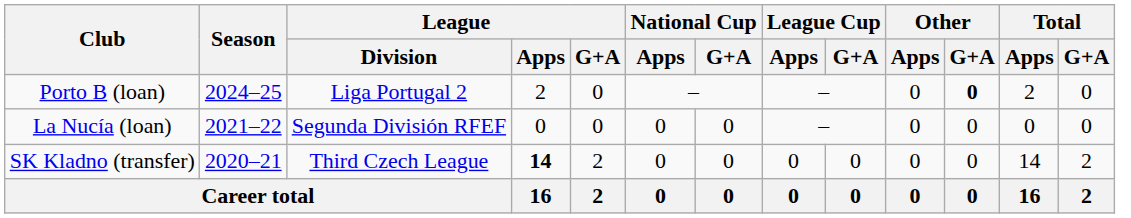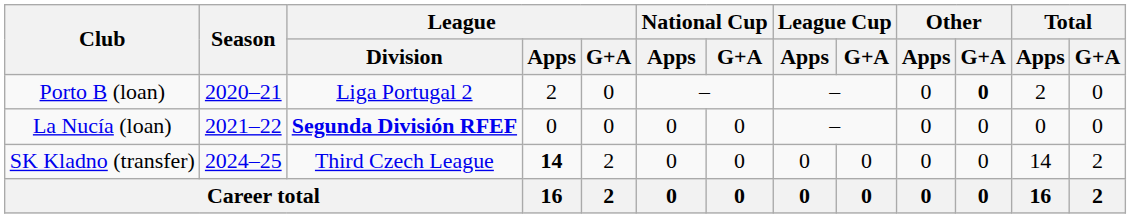(243, 91) 2024–25 -> (243, 91) 2020–21
(399, 126) normal -> (404, 126) bold
(243, 160) 2020–21 -> (243, 160) 2024–25
